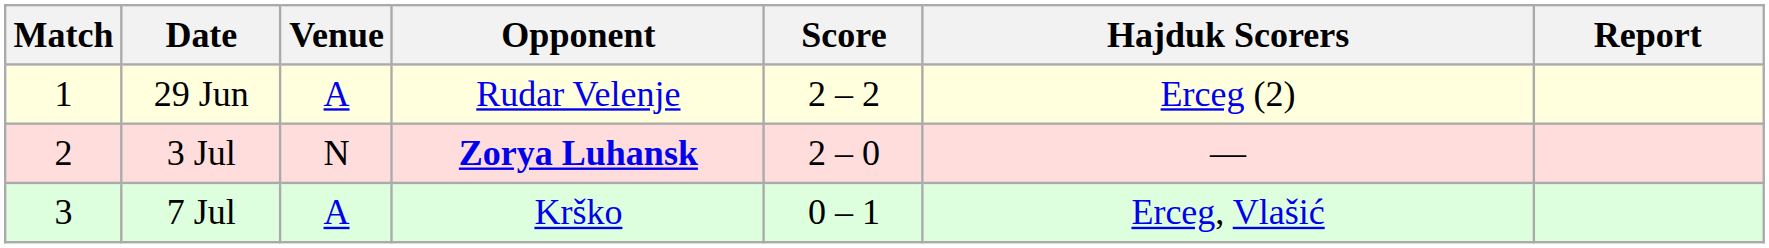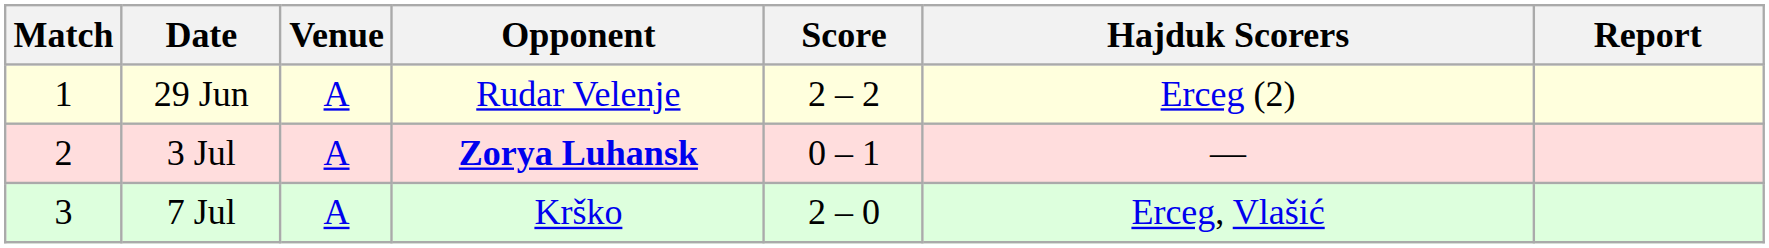(337, 153) N -> (337, 153) A
(844, 153) 2 – 0 -> (844, 153) 0 – 1
(844, 212) 0 – 1 -> (844, 212) 2 – 0
